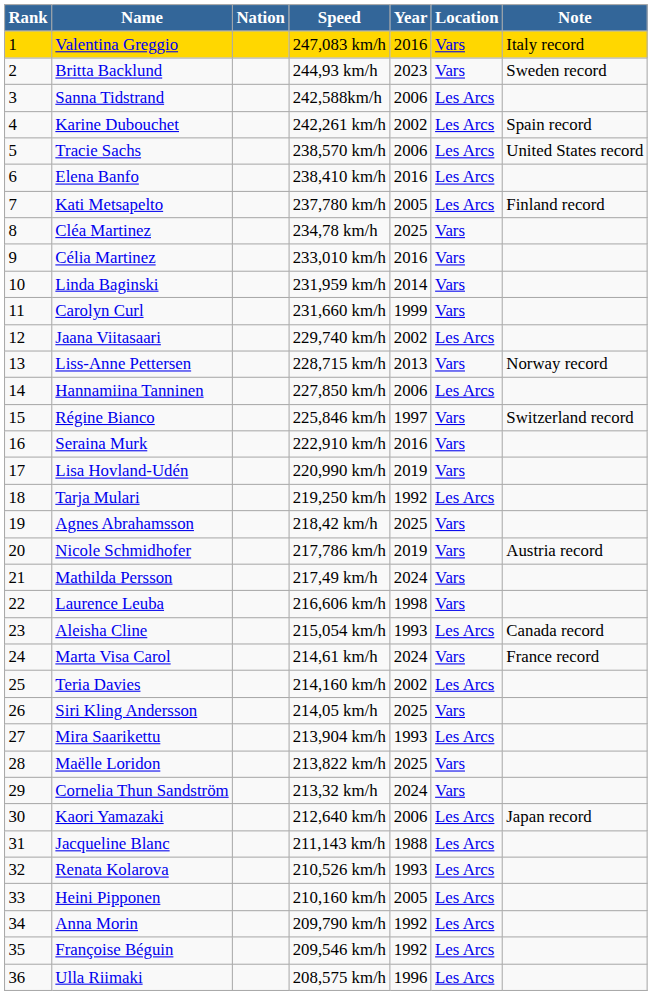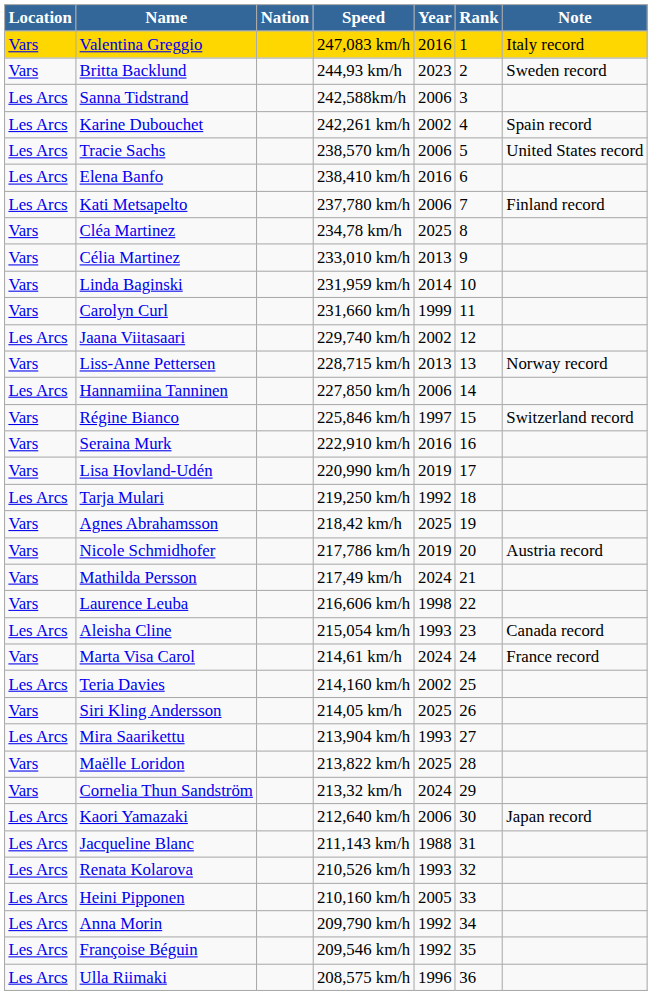columns swapped: (28, 17) <-> (467, 17)
(411, 204) 2005 -> (435, 204) 2006
(411, 257) 2016 -> (435, 257) 2013
